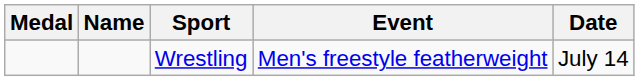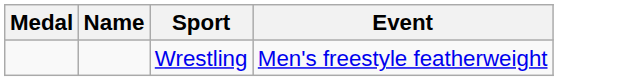- column: (593, 23)
